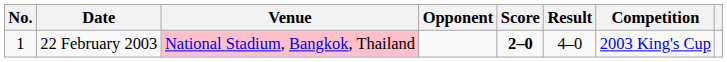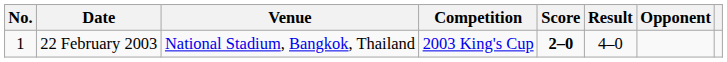columns swapped: (458, 17) <-> (655, 17)
(290, 43) pink background -> (290, 43) no background
